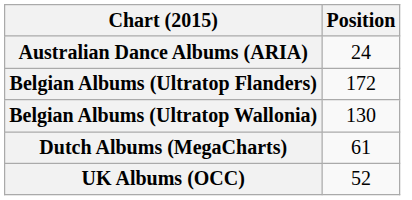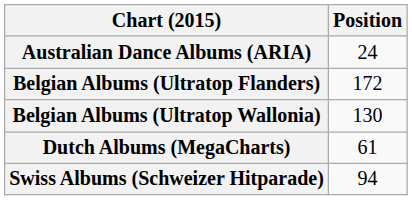+ row: (167, 178)
- row: (163, 178)
